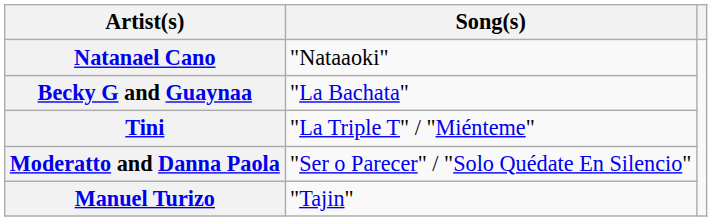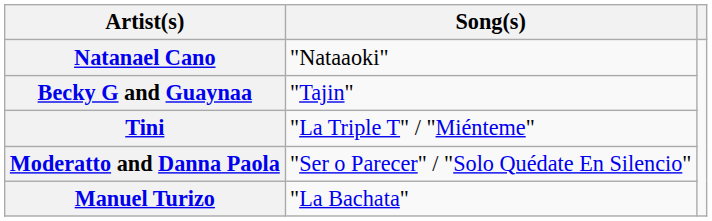(349, 92) "La Bachata" -> (322, 92) "Tajin"
(322, 198) "Tajin" -> (349, 198) "La Bachata"
